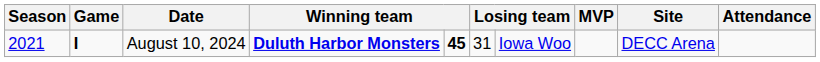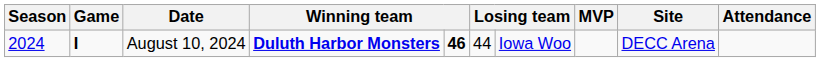(26, 43) 2021 -> (26, 43) 2024
(457, 43) 45 -> (457, 43) 46
(482, 43) 31 -> (482, 43) 44
